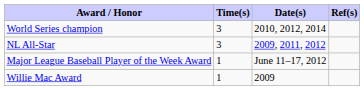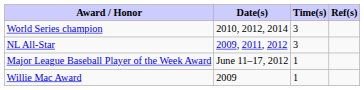columns swapped: (233, 12) <-> (290, 12)
